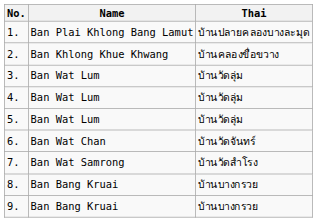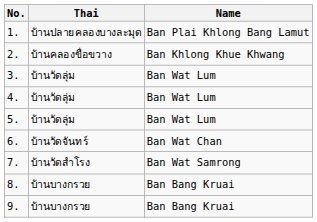columns swapped: (112, 13) <-> (254, 13)
